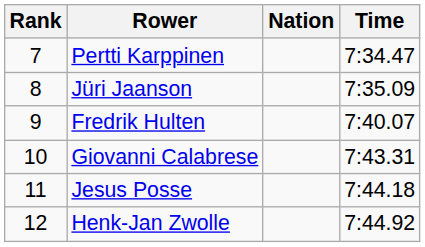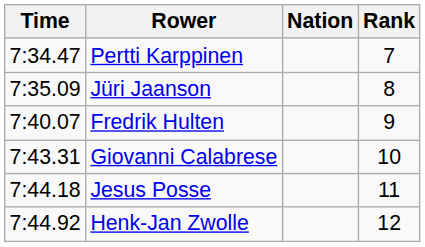columns swapped: (36, 21) <-> (380, 21)
